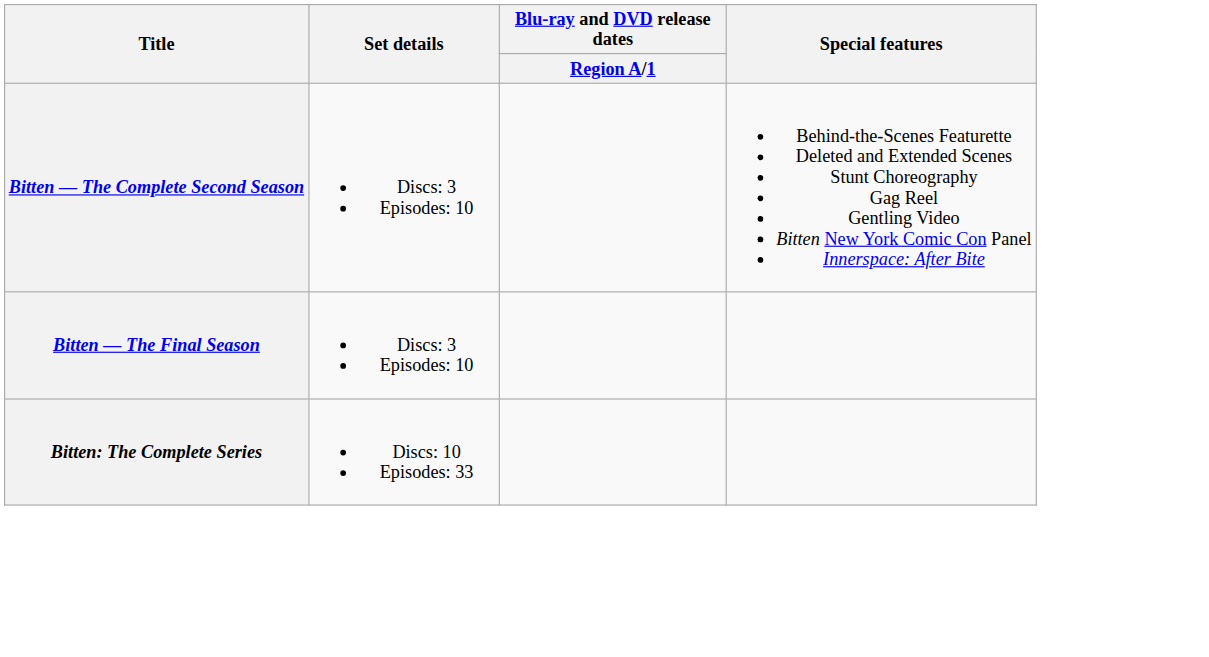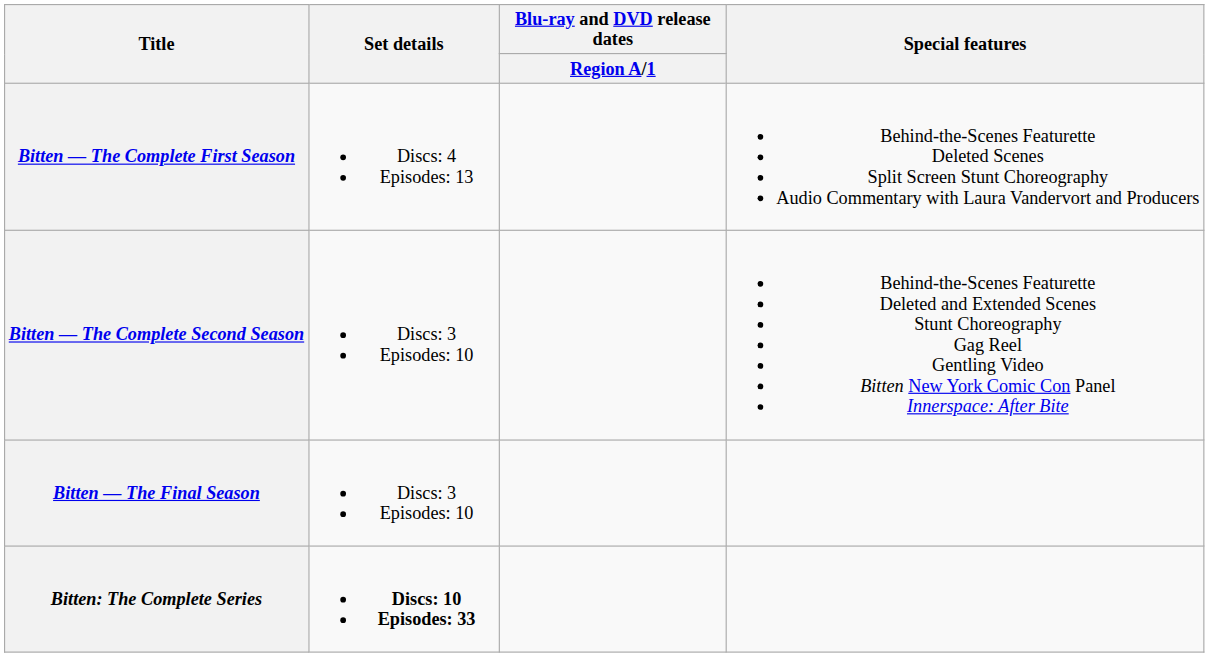+ row: (156, 156)
(404, 462) normal -> (404, 609) bold
